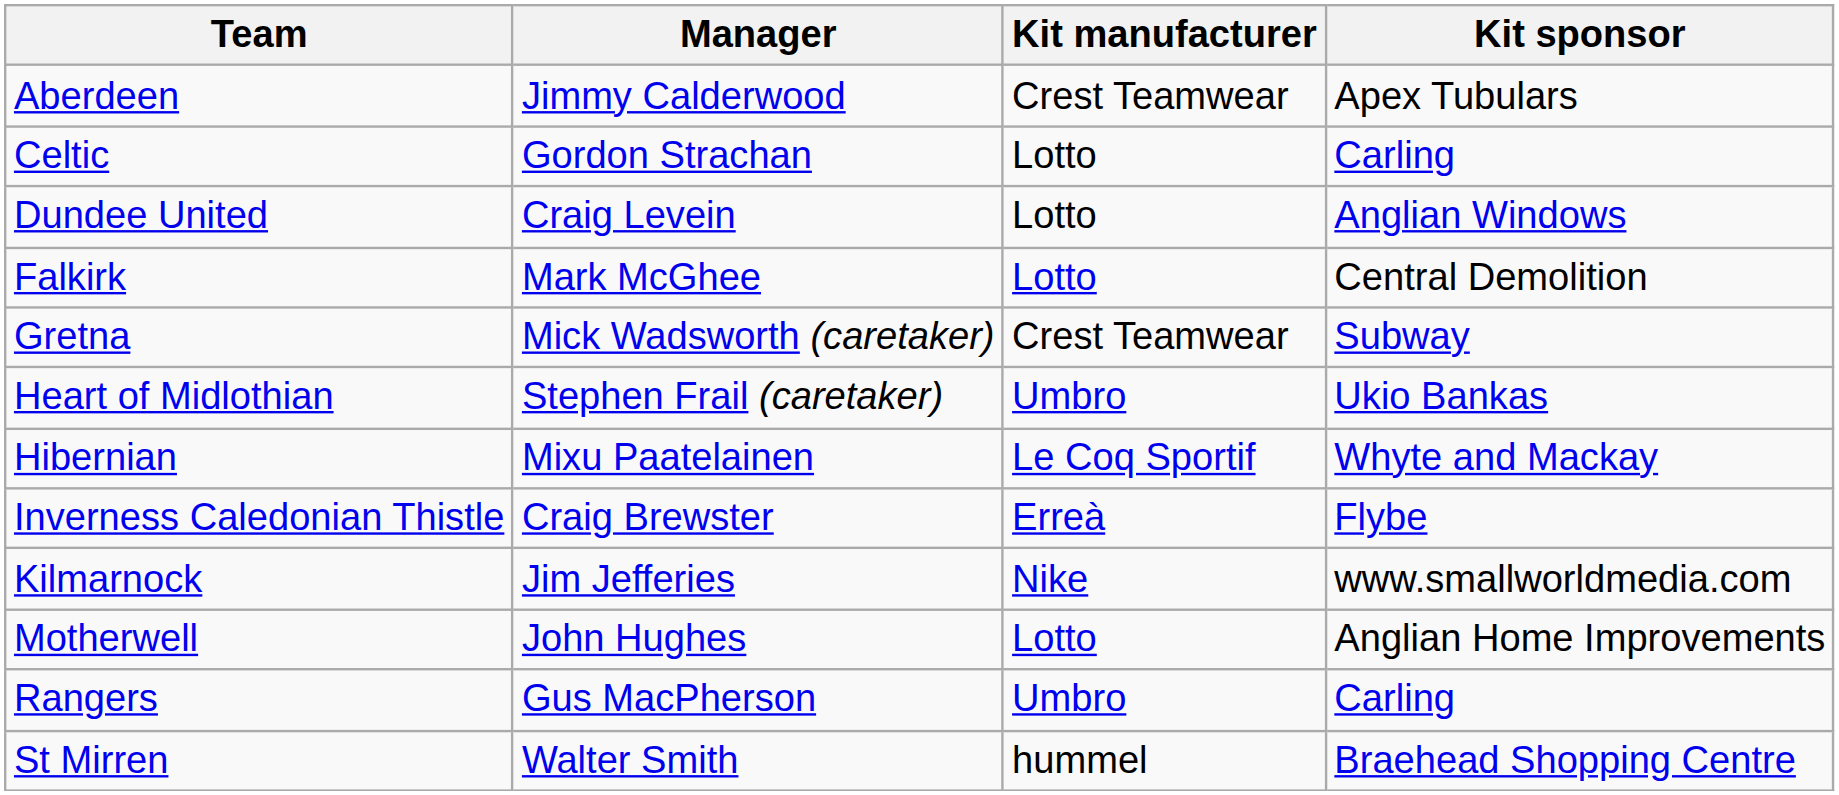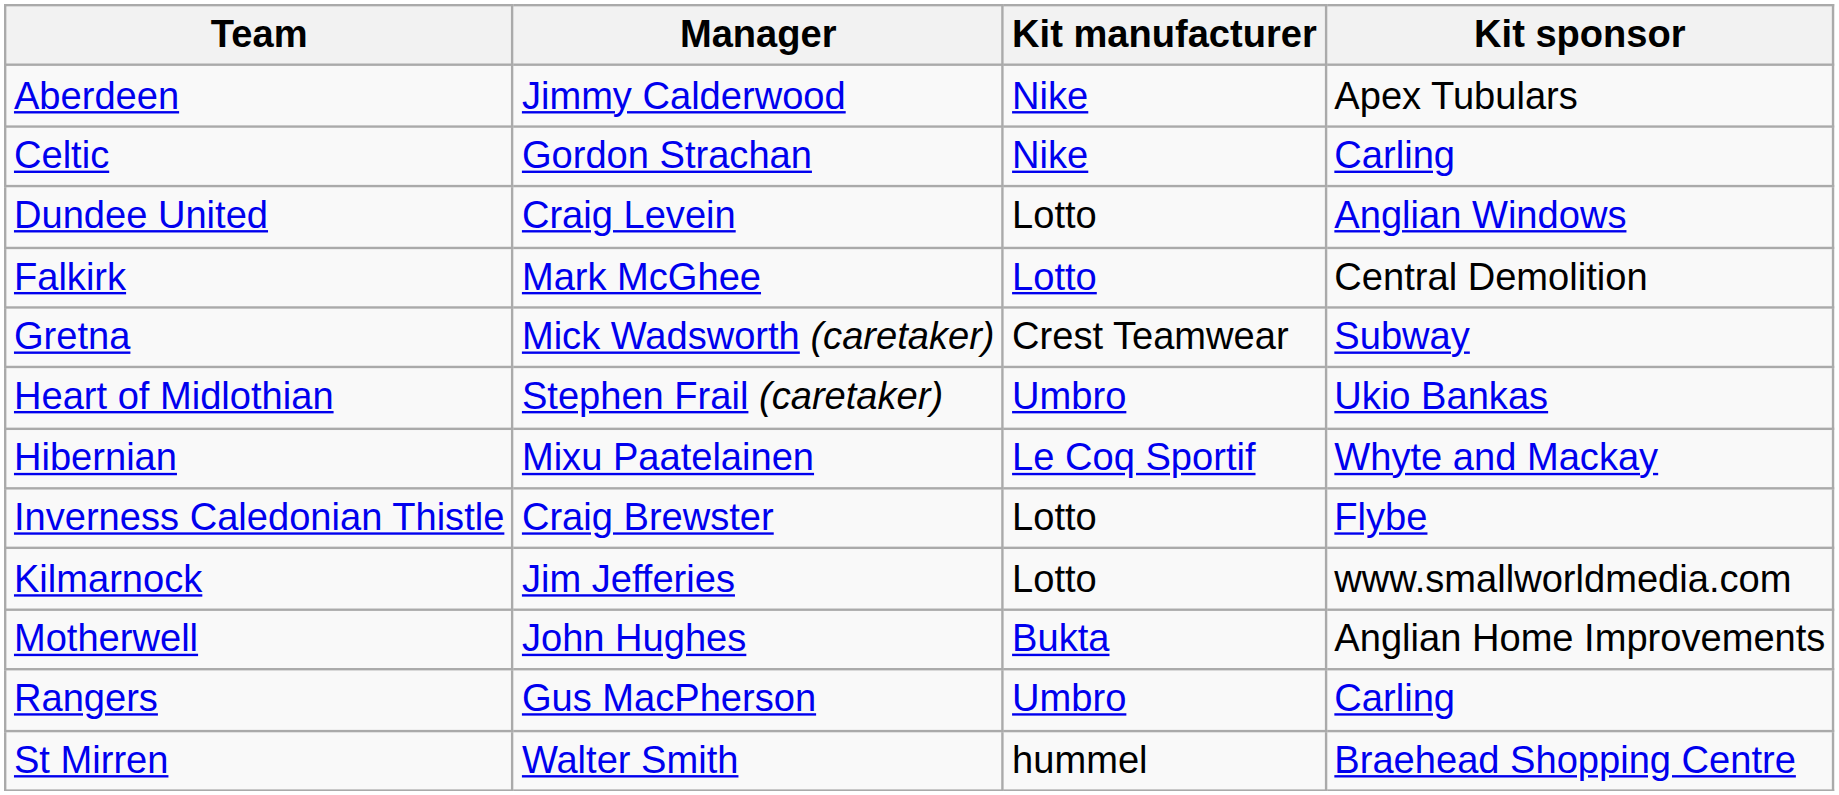(1150, 95) Crest Teamwear -> (1050, 95) Nike
(1054, 155) Lotto -> (1050, 155) Nike
(1059, 517) Erreà -> (1054, 517) Lotto
(1050, 578) Nike -> (1054, 578) Lotto
(1054, 638) Lotto -> (1061, 638) Bukta
